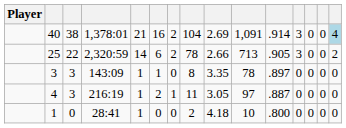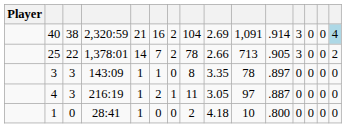(106, 34) 1,378:01 -> (106, 34) 2,320:59
(106, 53) 2,320:59 -> (106, 53) 1,378:01
(158, 53) 6 -> (158, 53) 7
